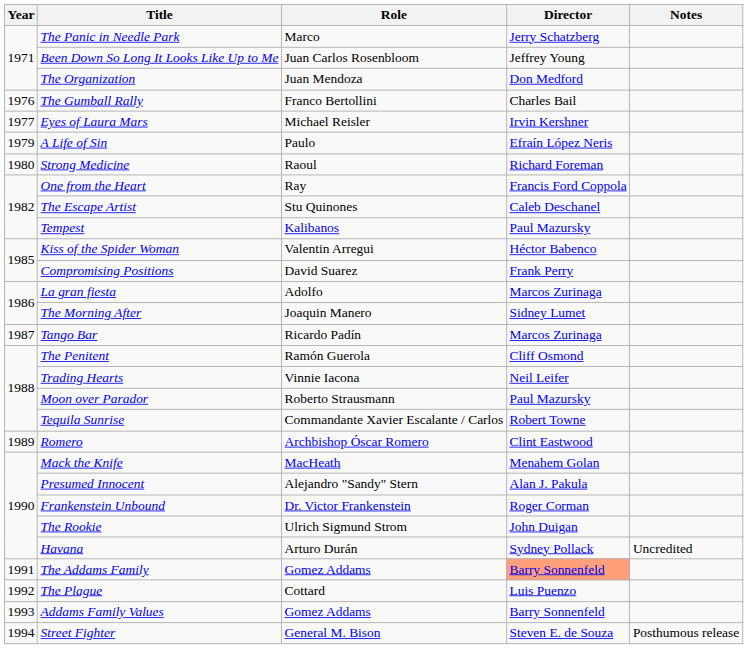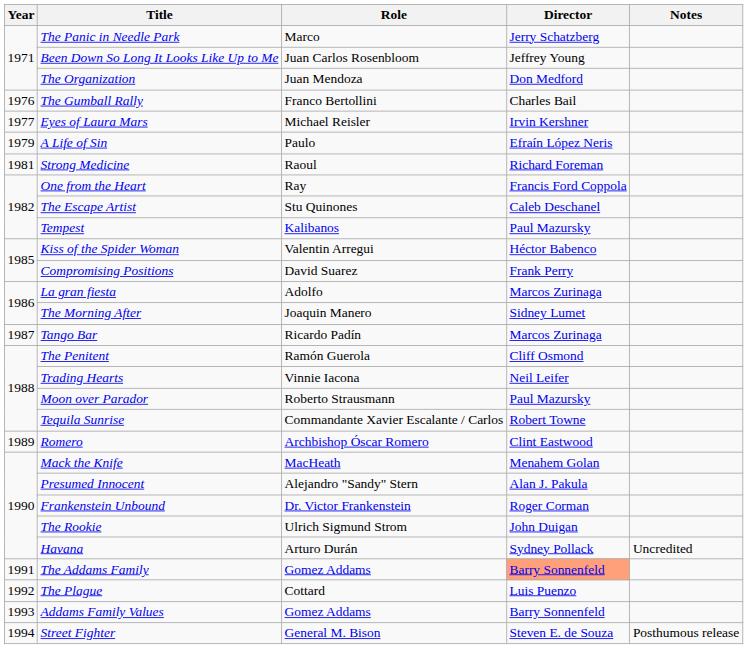(21, 164) 1980 -> (21, 164) 1981
